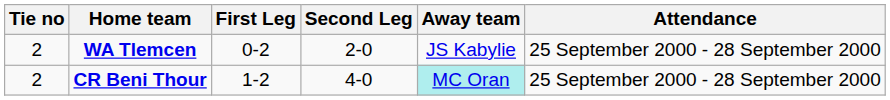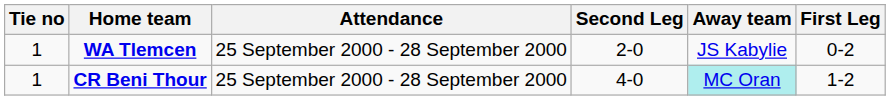columns swapped: (256, 19) <-> (705, 19)
(37, 49) 2 -> (37, 49) 1
(37, 79) 2 -> (37, 79) 1
